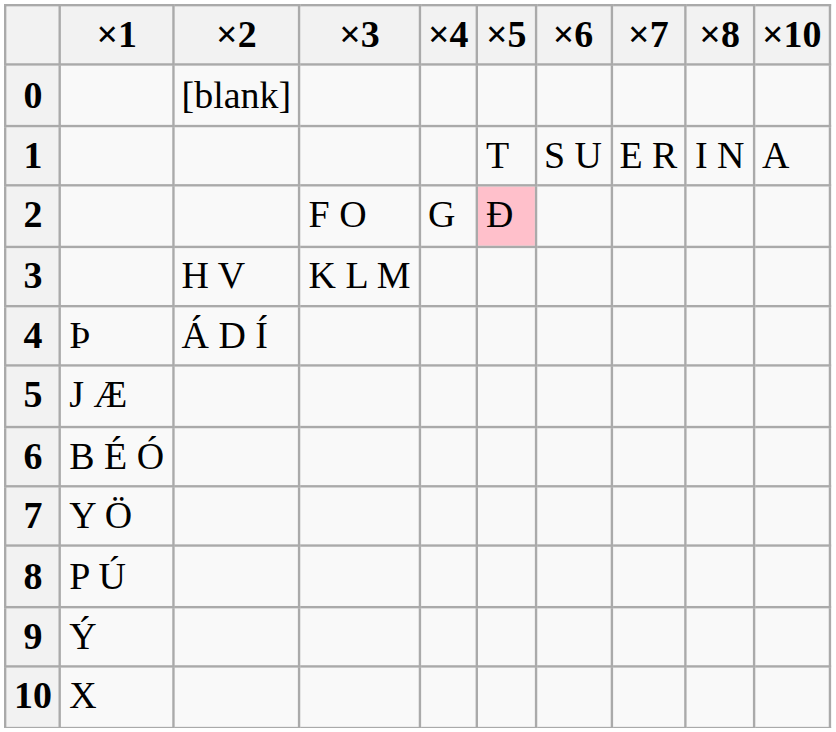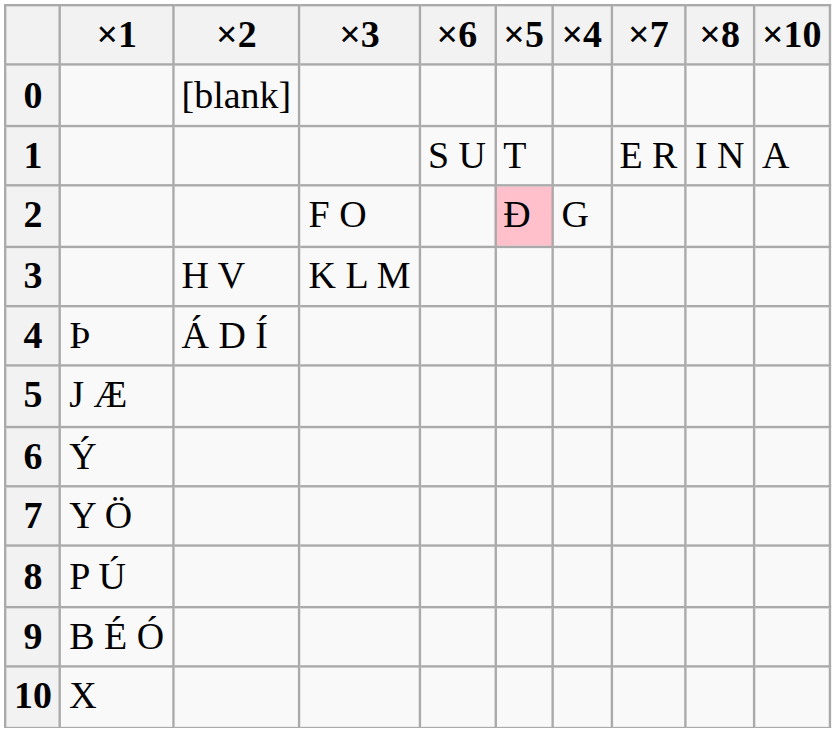columns swapped: (448, 34) <-> (573, 34)
(117, 455) B É Ó -> (83, 455) Ý
(83, 635) Ý -> (117, 635) B É Ó
